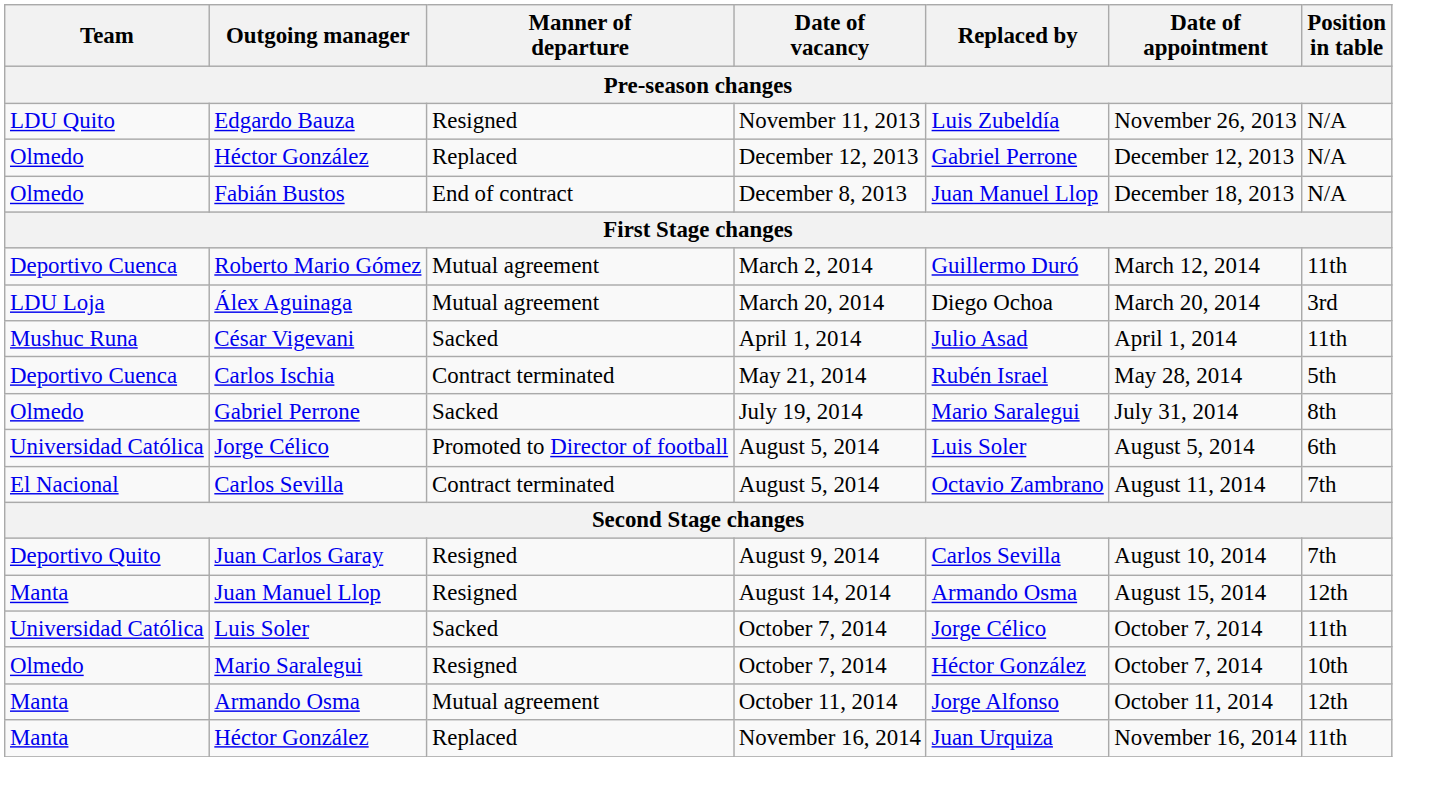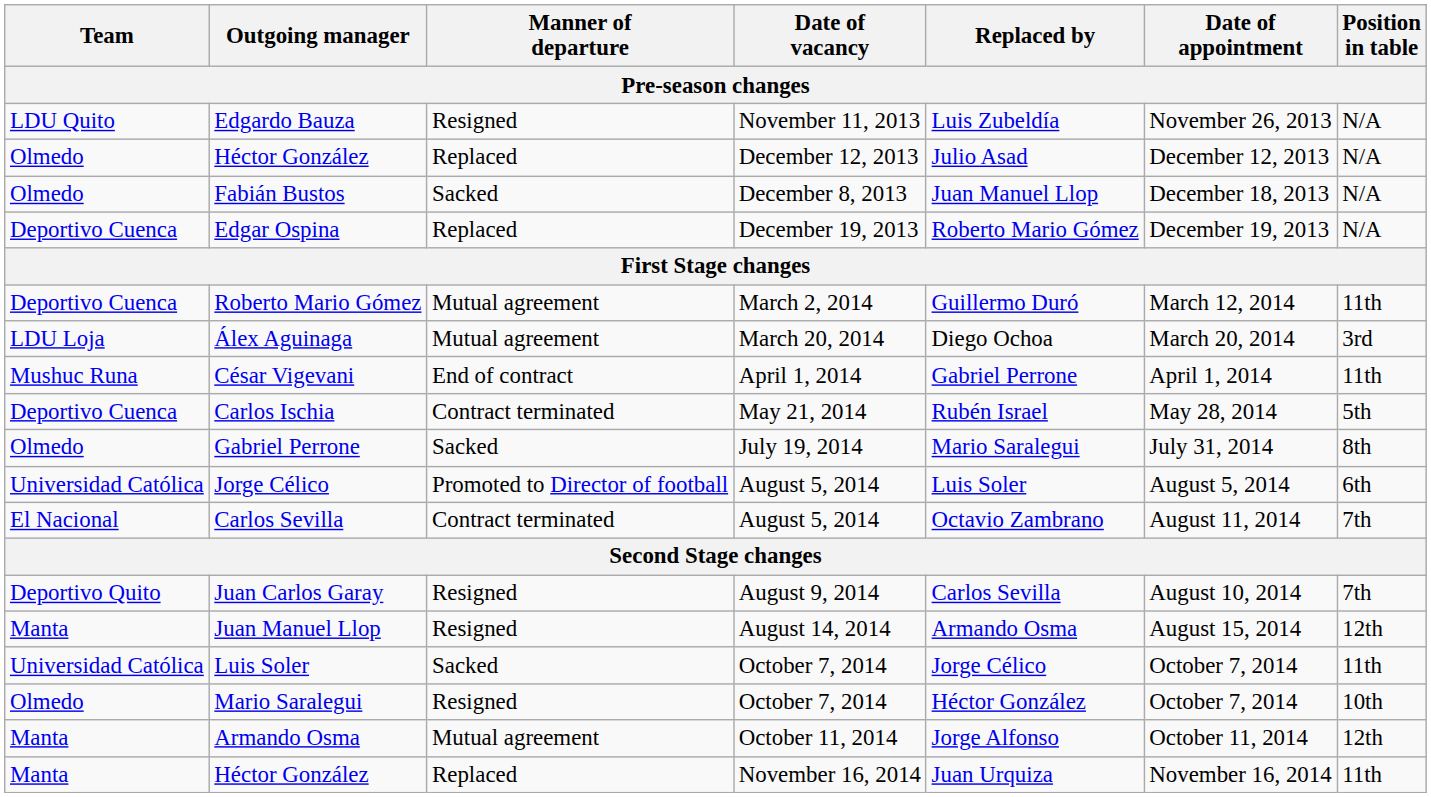(1004, 157) Gabriel Perrone -> (980, 157) Julio Asad
(503, 193) End of contract -> (465, 193) Sacked
+ row: (277, 229)
(465, 338) Sacked -> (503, 374) End of contract
(980, 338) Julio Asad -> (1004, 374) Gabriel Perrone
